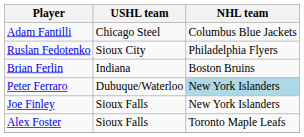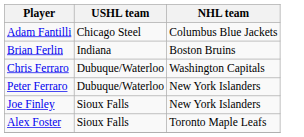- row: (49, 50)
+ row: (38, 68)
(234, 86) lightblue background -> (215, 86) no background
